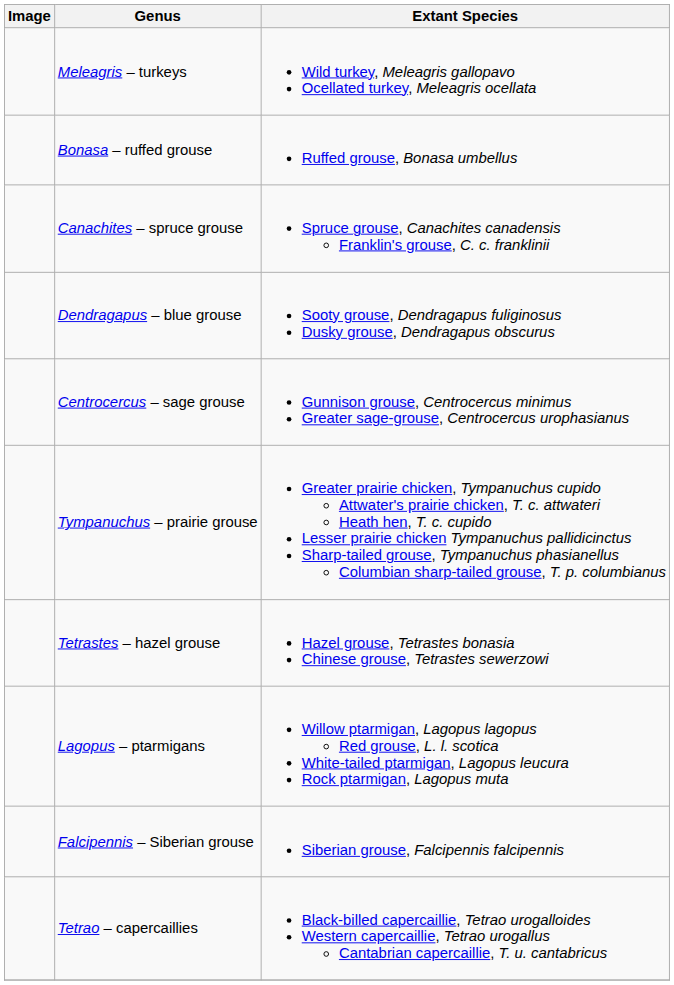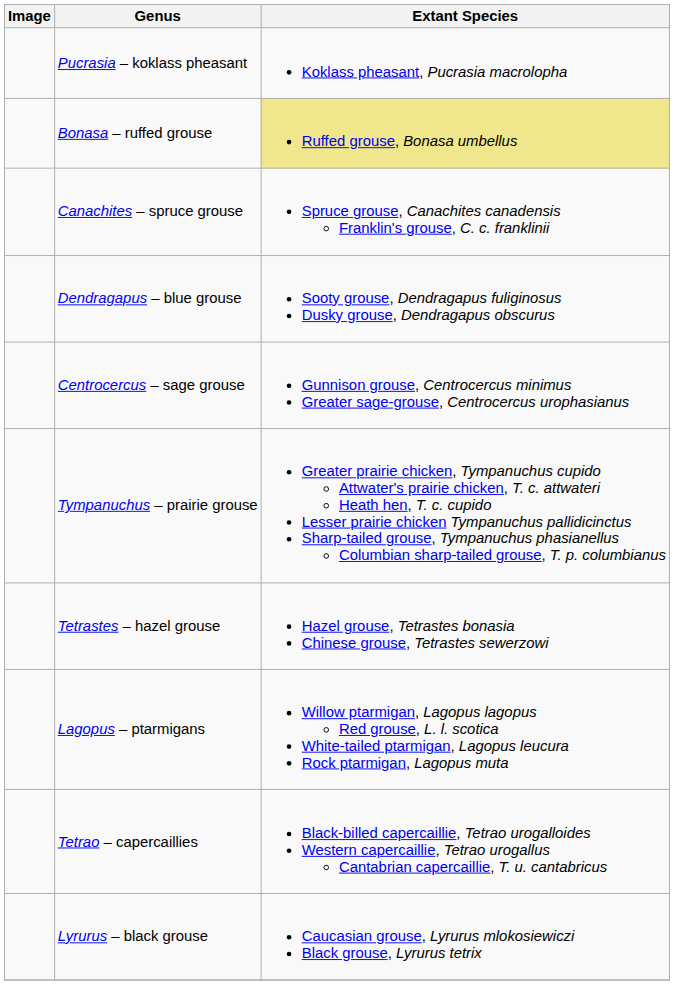+ row: (152, 63)
- row: (122, 71)
(465, 158) no background -> (465, 142) khaki background
- row: (156, 841)
+ row: (133, 936)
